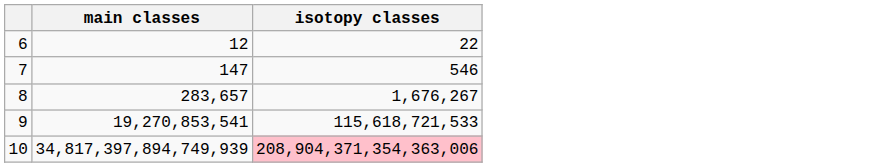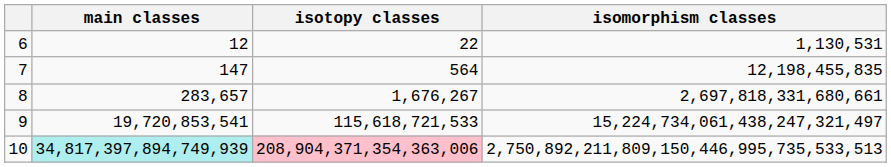+ column: (684, 18)
(464, 70) 546 -> (464, 70) 564
(181, 123) 19,270,853,541 -> (181, 123) 19,720,853,541
(142, 149) no background -> (142, 149) paleturquoise background
